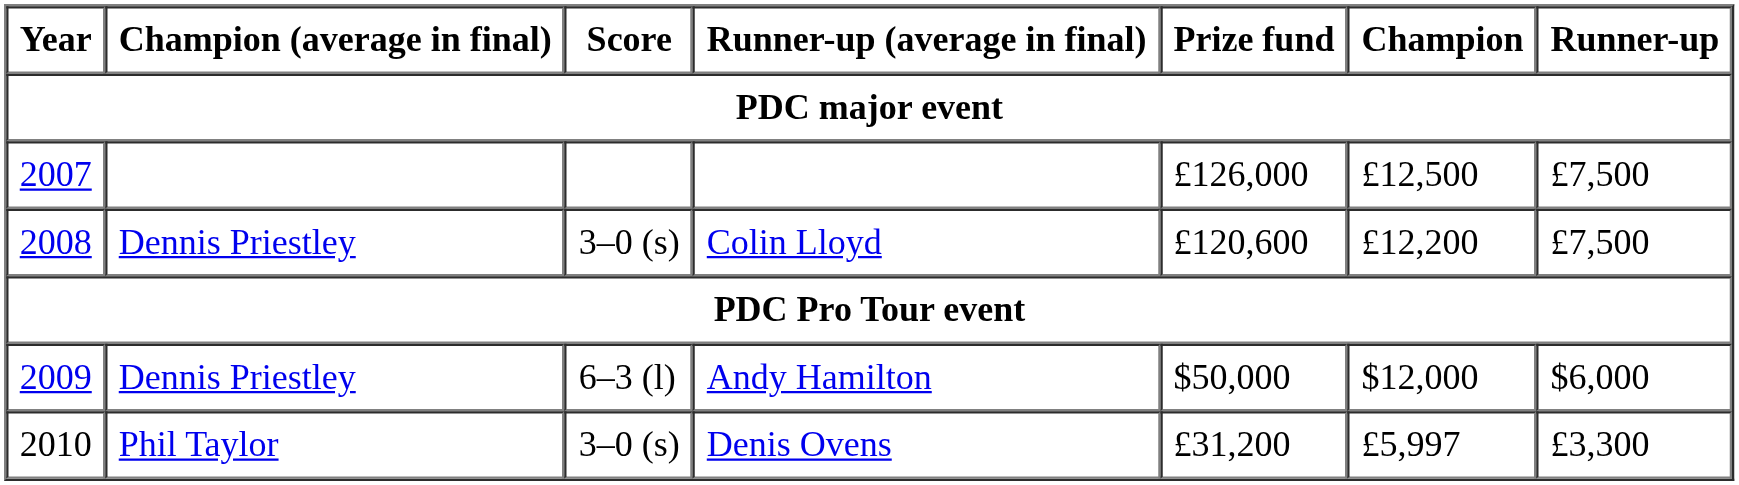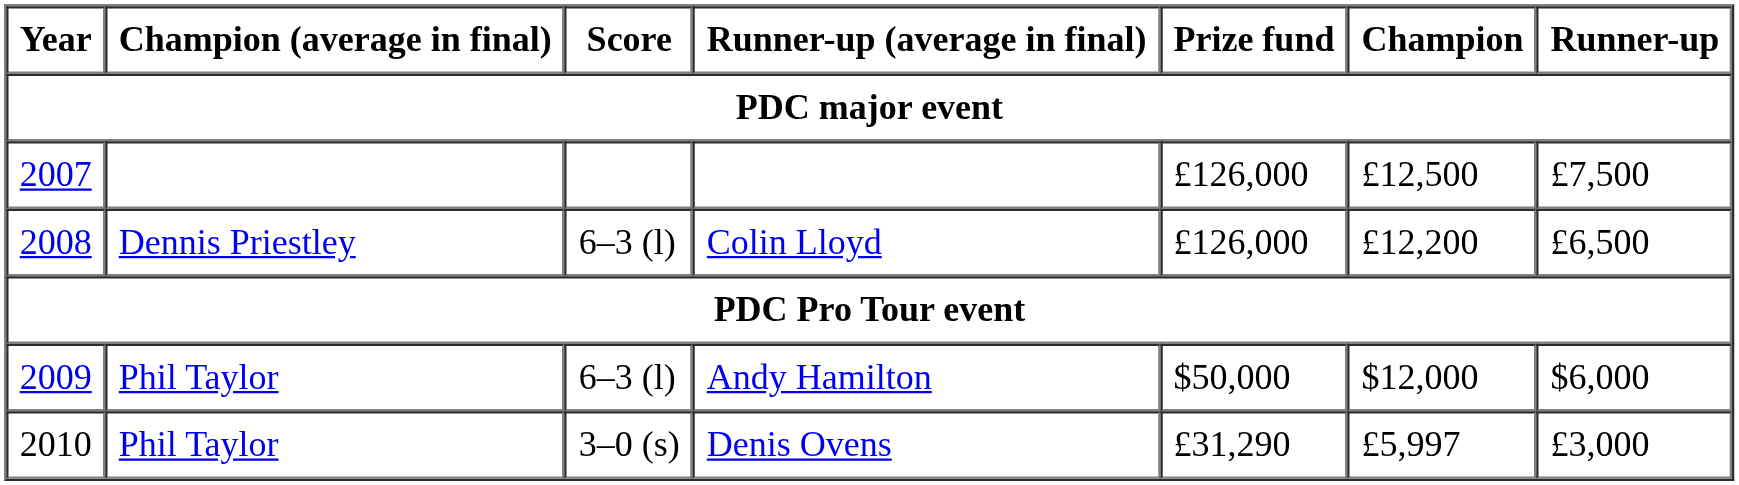(629, 241) 3–0 (s) -> (627, 241) 6–3 (l)
(1241, 241) £120,600 -> (1241, 241) £126,000
(1600, 241) £7,500 -> (1600, 241) £6,500
(237, 376) Dennis Priestley -> (199, 376) Phil Taylor
(1232, 444) £31,200 -> (1232, 444) £31,290
(1600, 444) £3,300 -> (1600, 444) £3,000
